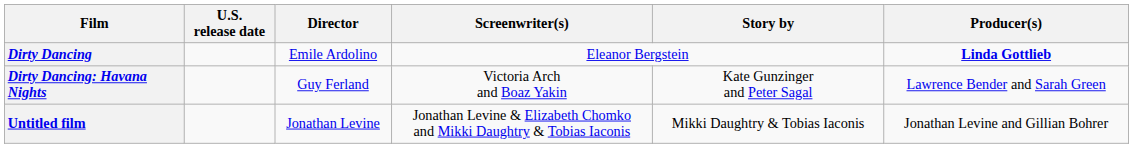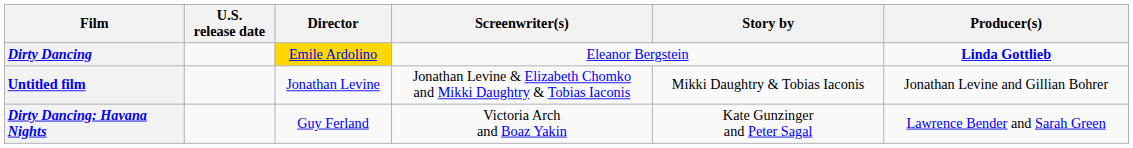(333, 54) no background -> (333, 54) gold background
rows swapped: (77, 84) <-> (47, 123)
